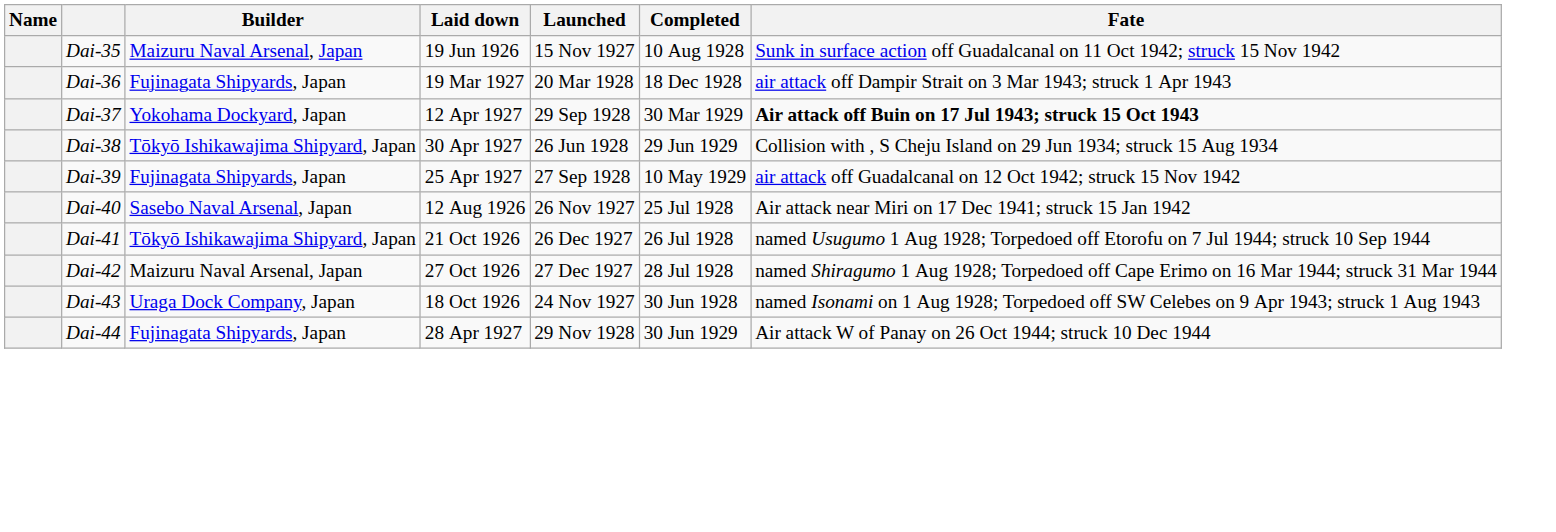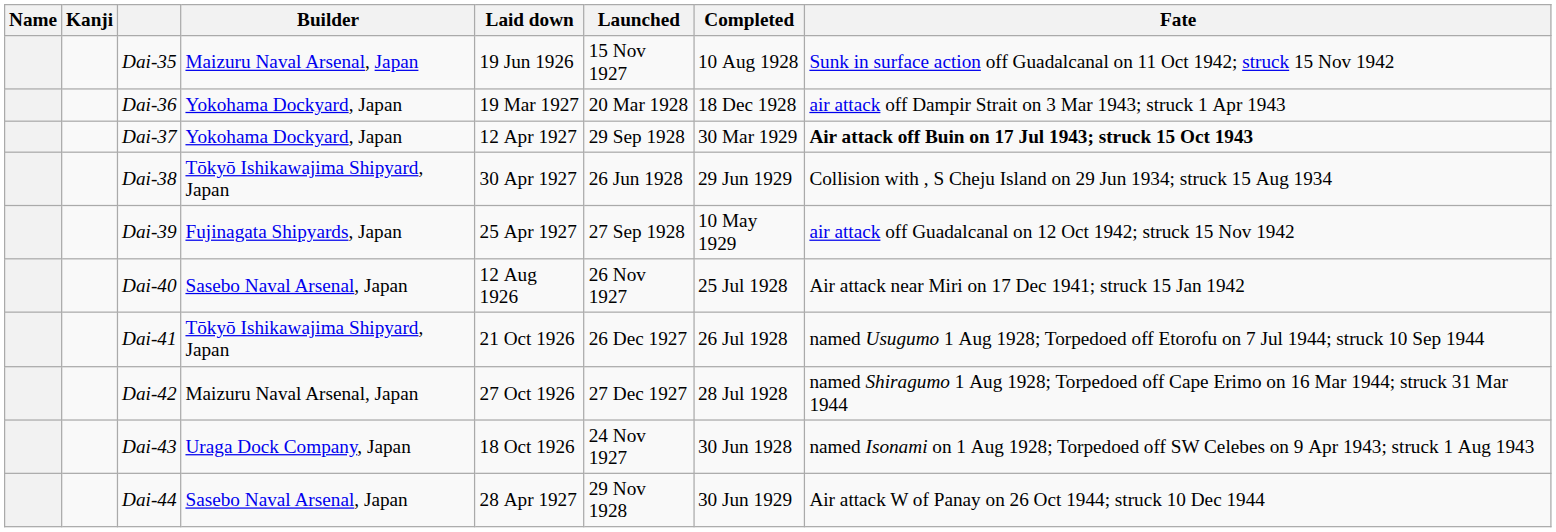+ column: (90, 19)
(238, 82) Fujinagata Shipyards, Japan -> (294, 104) Yokohama Dockyard, Japan
(238, 331) Fujinagata Shipyards, Japan -> (297, 499) Sasebo Naval Arsenal, Japan
